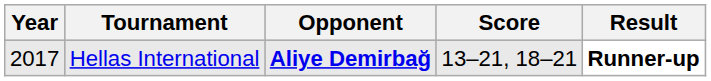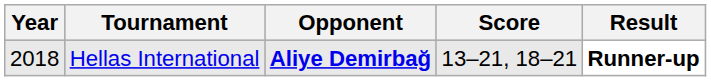(35, 58) 2017 -> (35, 58) 2018
